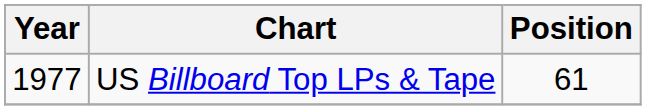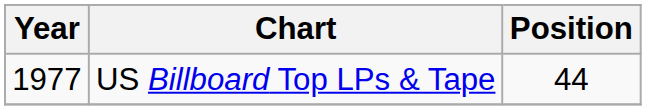(571, 78) 61 -> (571, 78) 44
